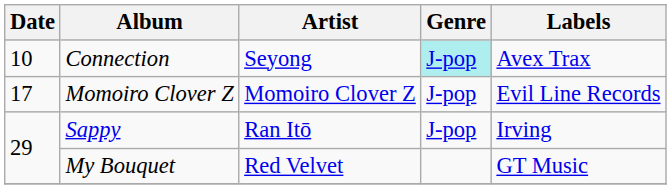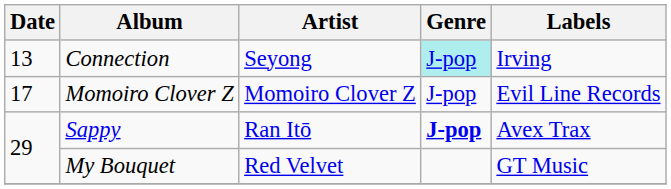(21, 58) 10 -> (21, 58) 13
(543, 58) Avex Trax -> (524, 58) Irving
(451, 129) normal -> (454, 129) bold
(524, 129) Irving -> (543, 129) Avex Trax
